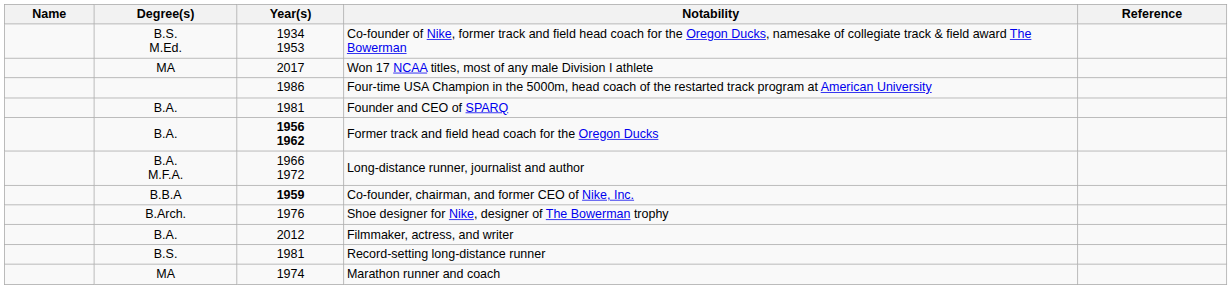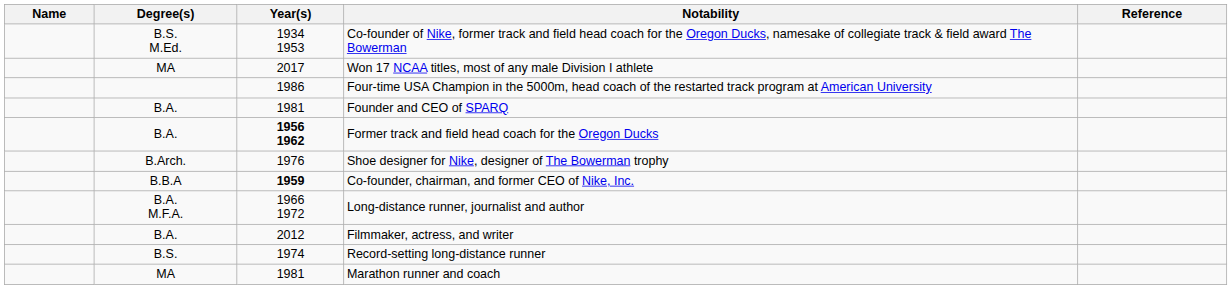rows swapped: (508, 214) <-> (466, 168)
(291, 254) 1981 -> (291, 254) 1974
(291, 274) 1974 -> (291, 274) 1981
